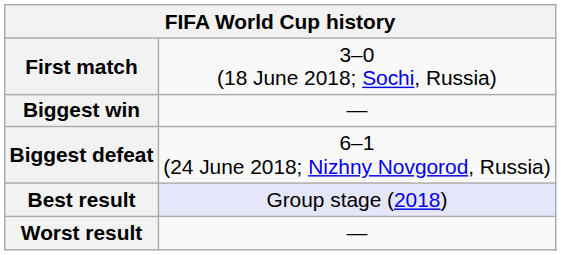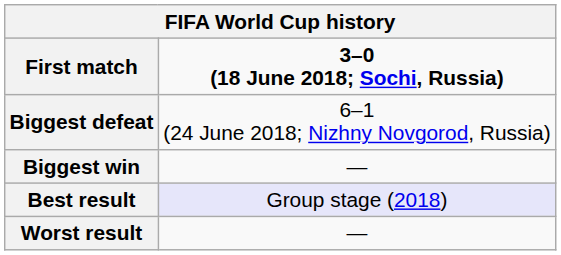(357, 66) normal -> (357, 66) bold
rows swapped: (81, 111) <-> (82, 155)
